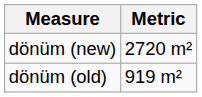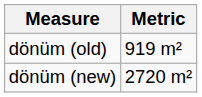rows swapped: (63, 48) <-> (58, 77)
